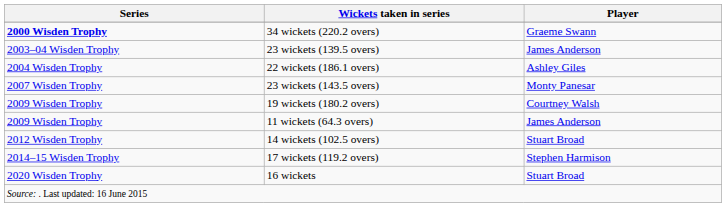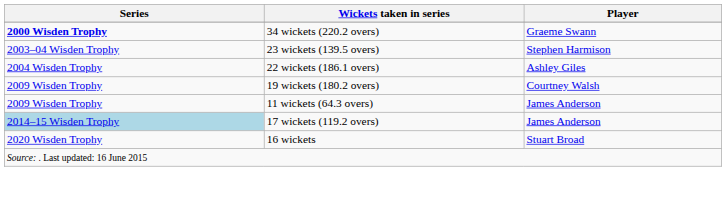(564, 49) James Anderson -> (569, 49) Stephen Harmison
- row: (323, 85)
- row: (323, 139)
(63, 157) no background -> (63, 121) lightblue background
(569, 157) Stephen Harmison -> (564, 121) James Anderson
